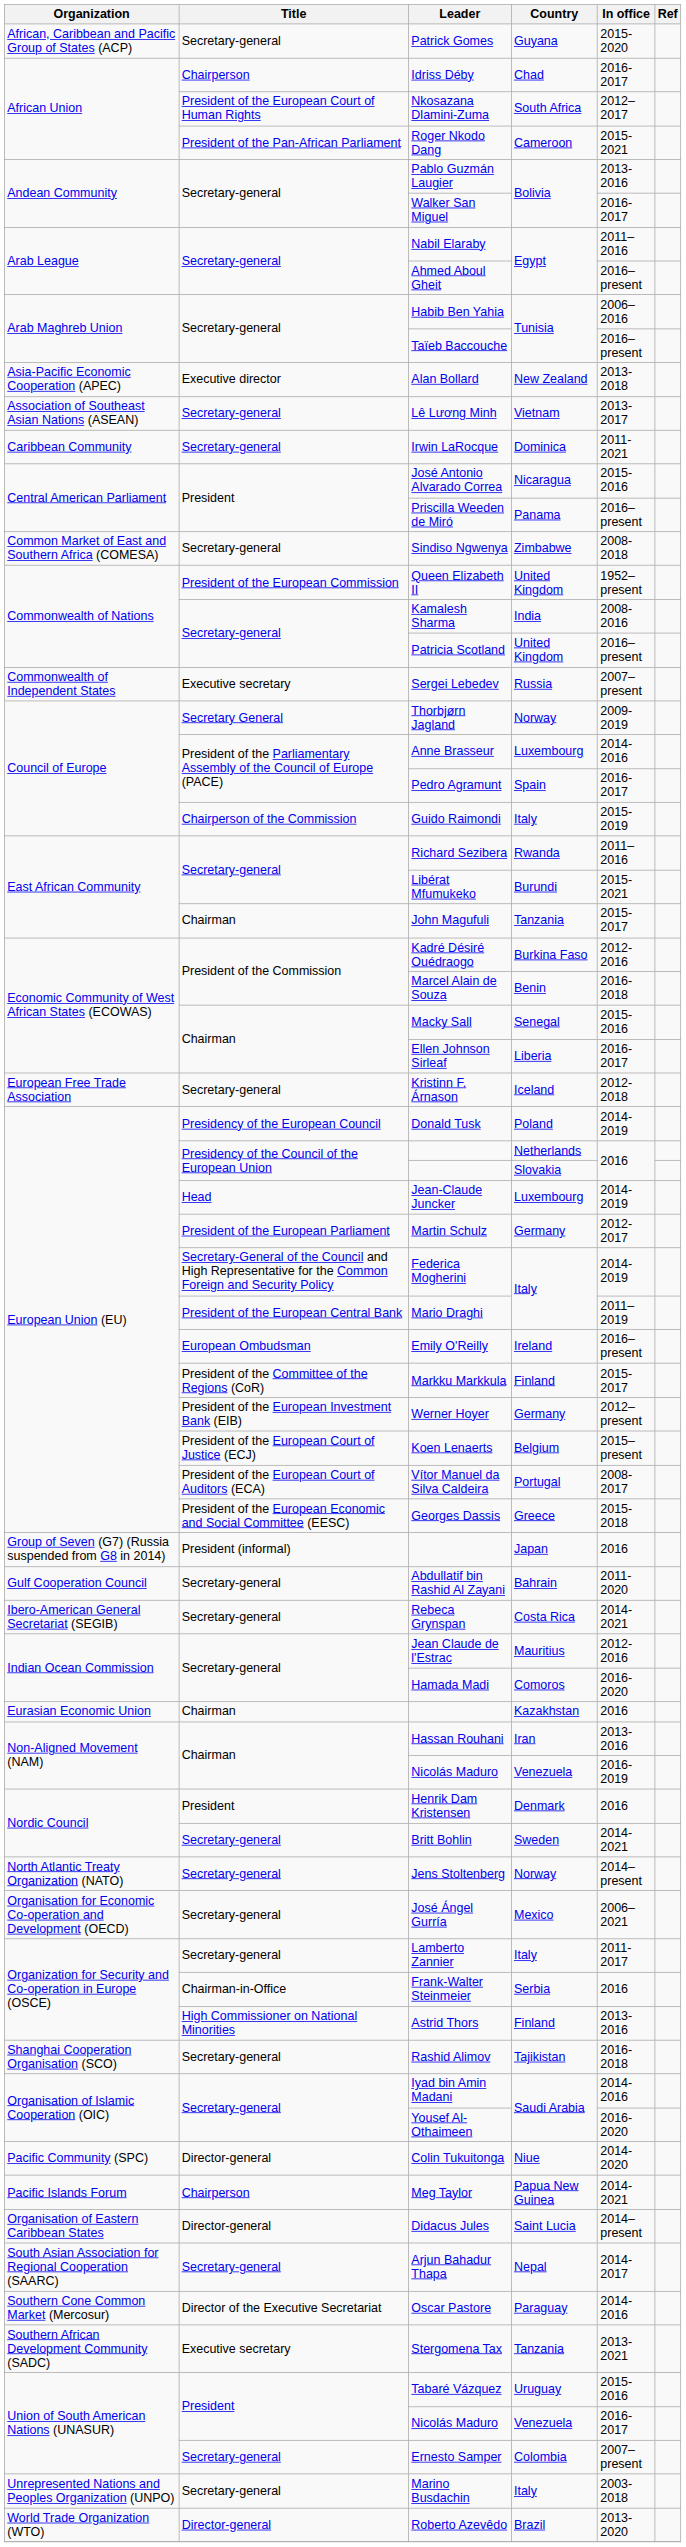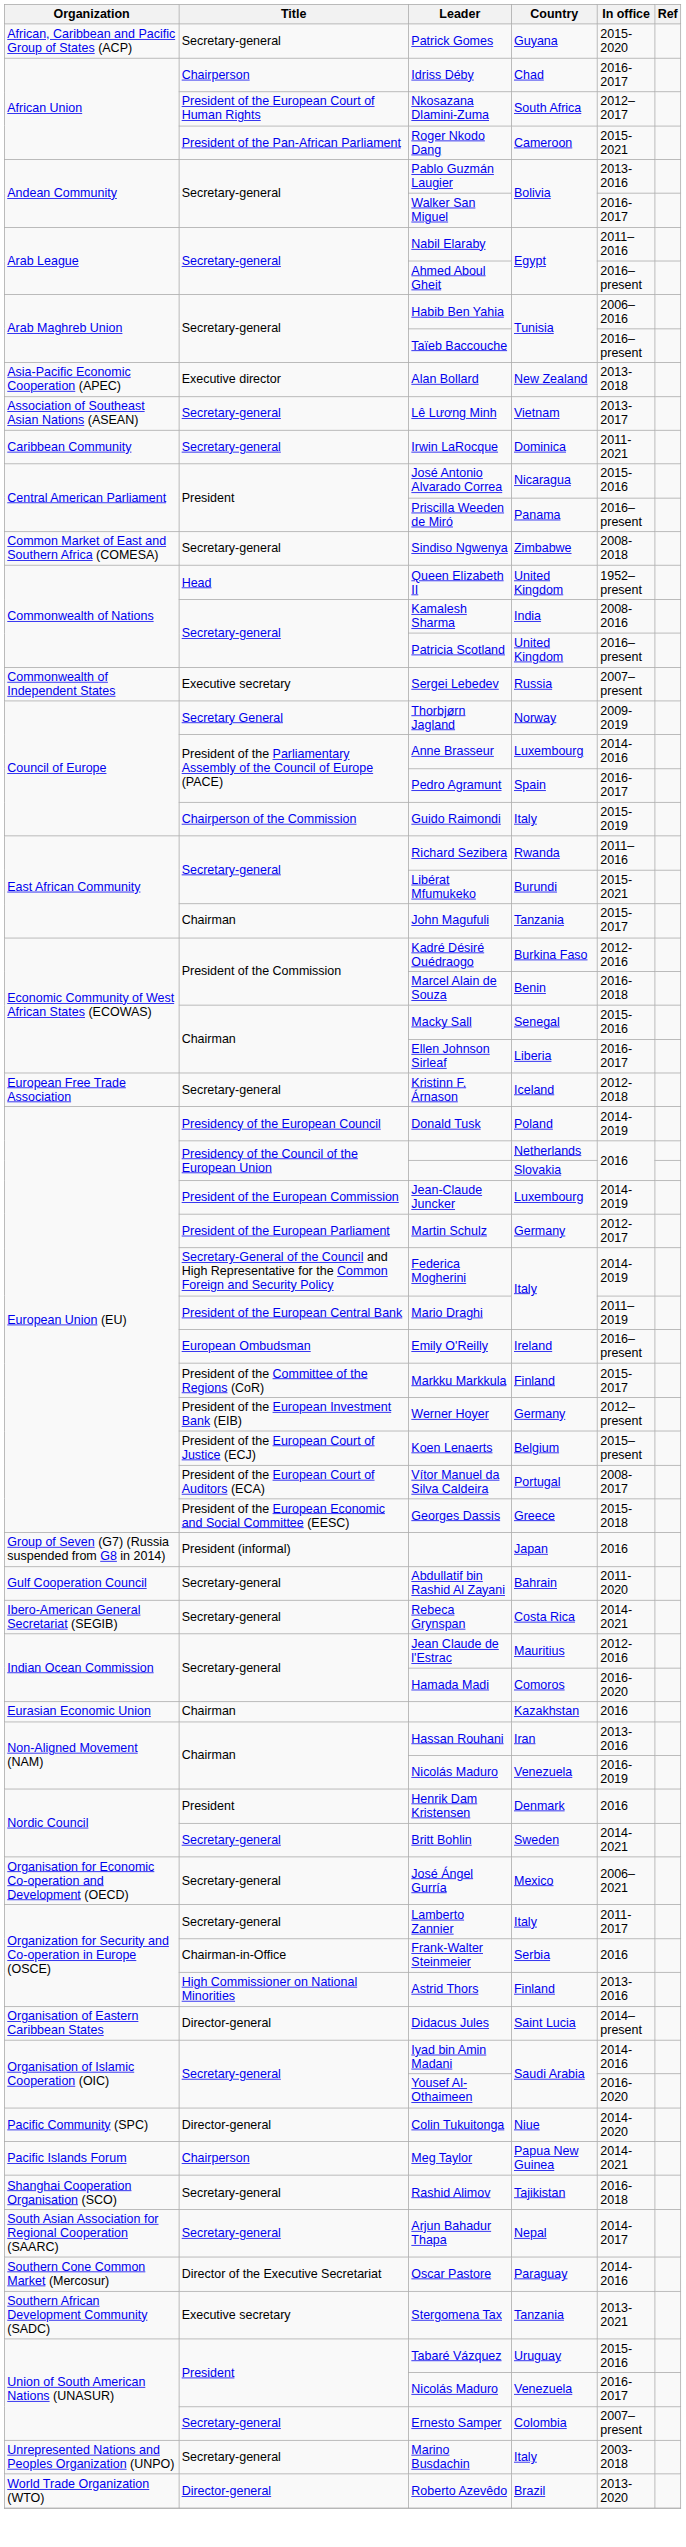(290, 582) President of the European Commission -> (197, 582) Head
(197, 1197) Head -> (290, 1197) President of the European Commission
- row: (458, 1873)
rows swapped: (450, 2226) <-> (451, 2057)
